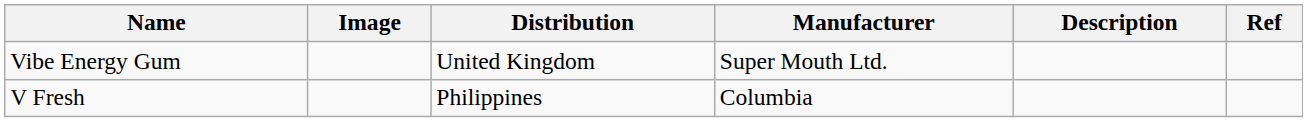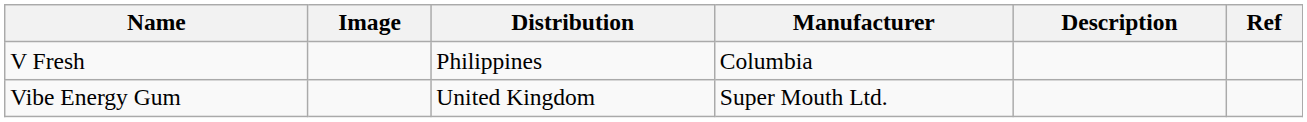rows swapped: (48, 97) <-> (95, 60)
